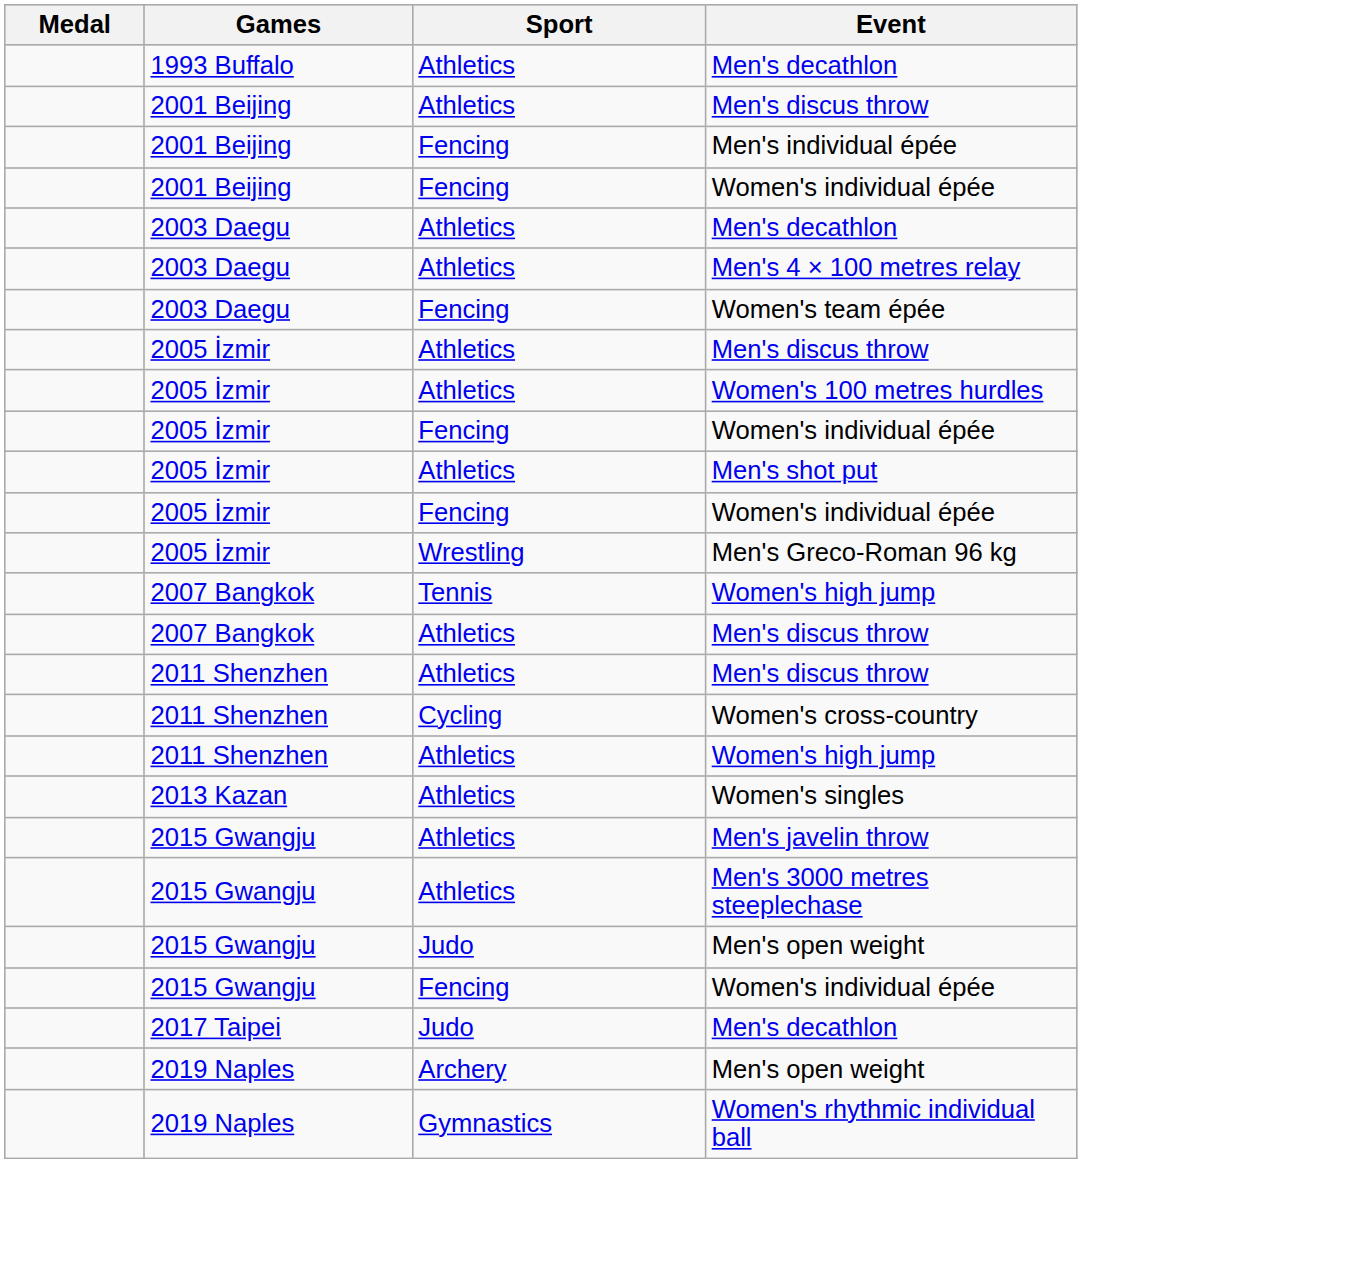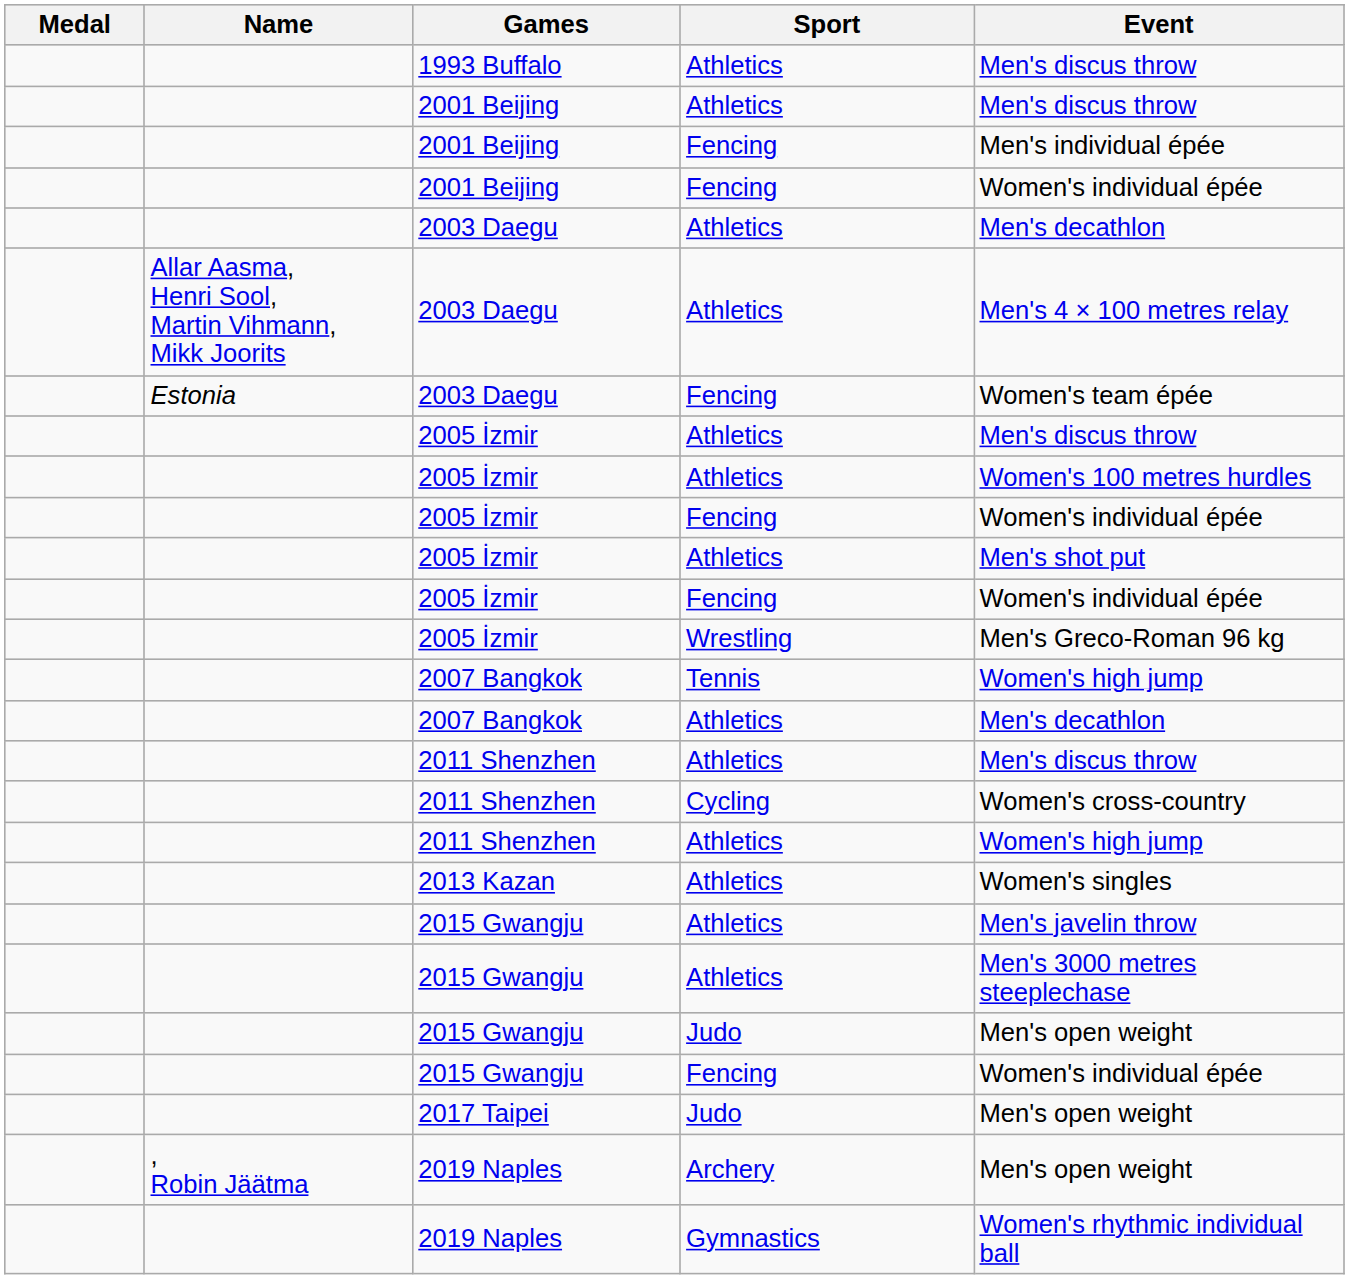+ column: (278, 24)
(805, 65) Men's decathlon -> (1088, 65) Men's discus throw
(820, 633) Men's discus throw -> (1072, 720) Men's decathlon
(805, 1028) Men's decathlon -> (1086, 1114) Men's open weight
